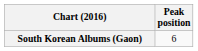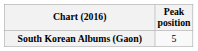(174, 38) 6 -> (174, 38) 5
